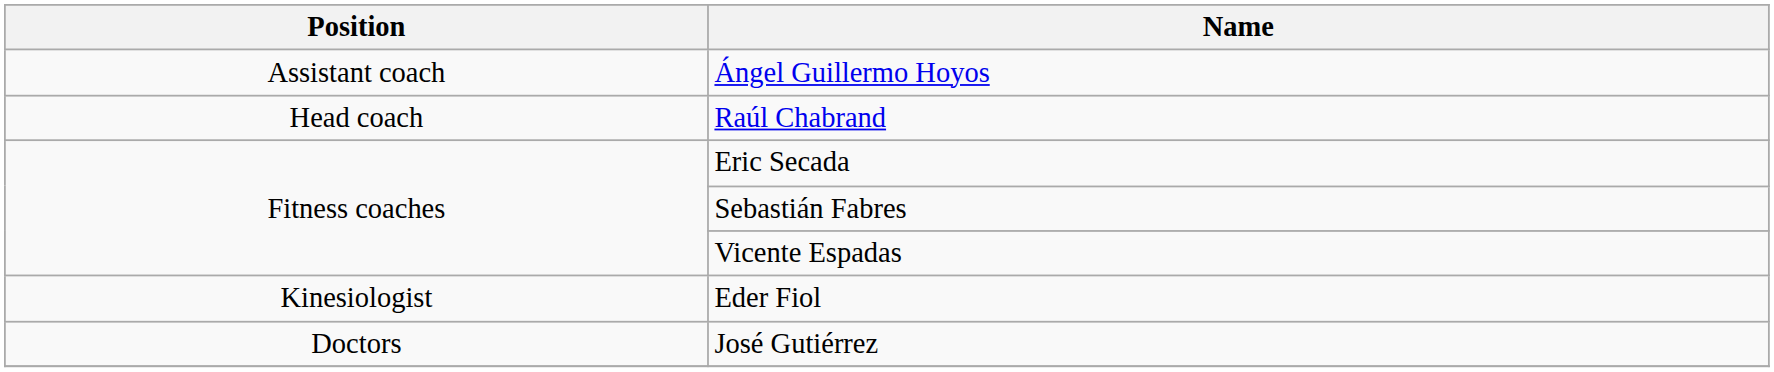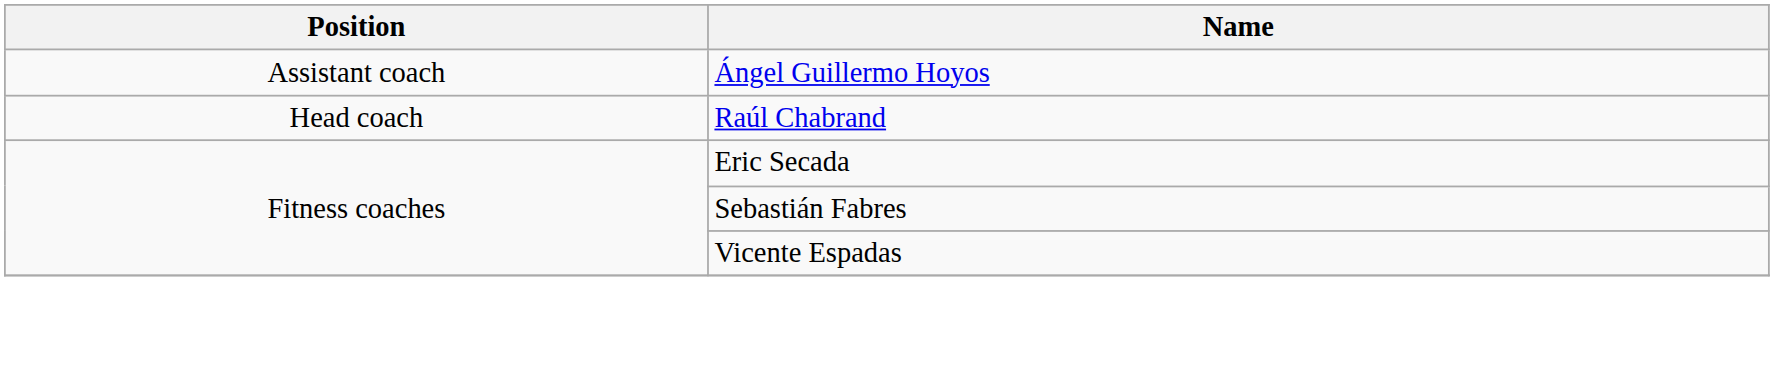- row: (768, 298)
- row: (796, 343)
